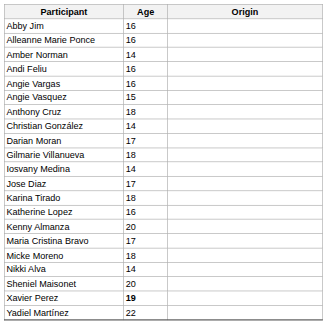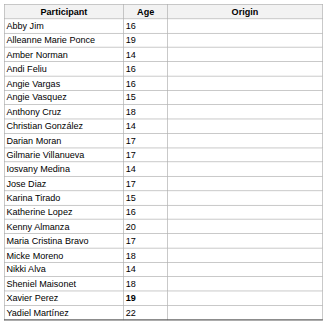(131, 40) 16 -> (131, 40) 19
(131, 155) 18 -> (131, 155) 17
(131, 198) 18 -> (131, 198) 15
(131, 284) 20 -> (131, 284) 18
